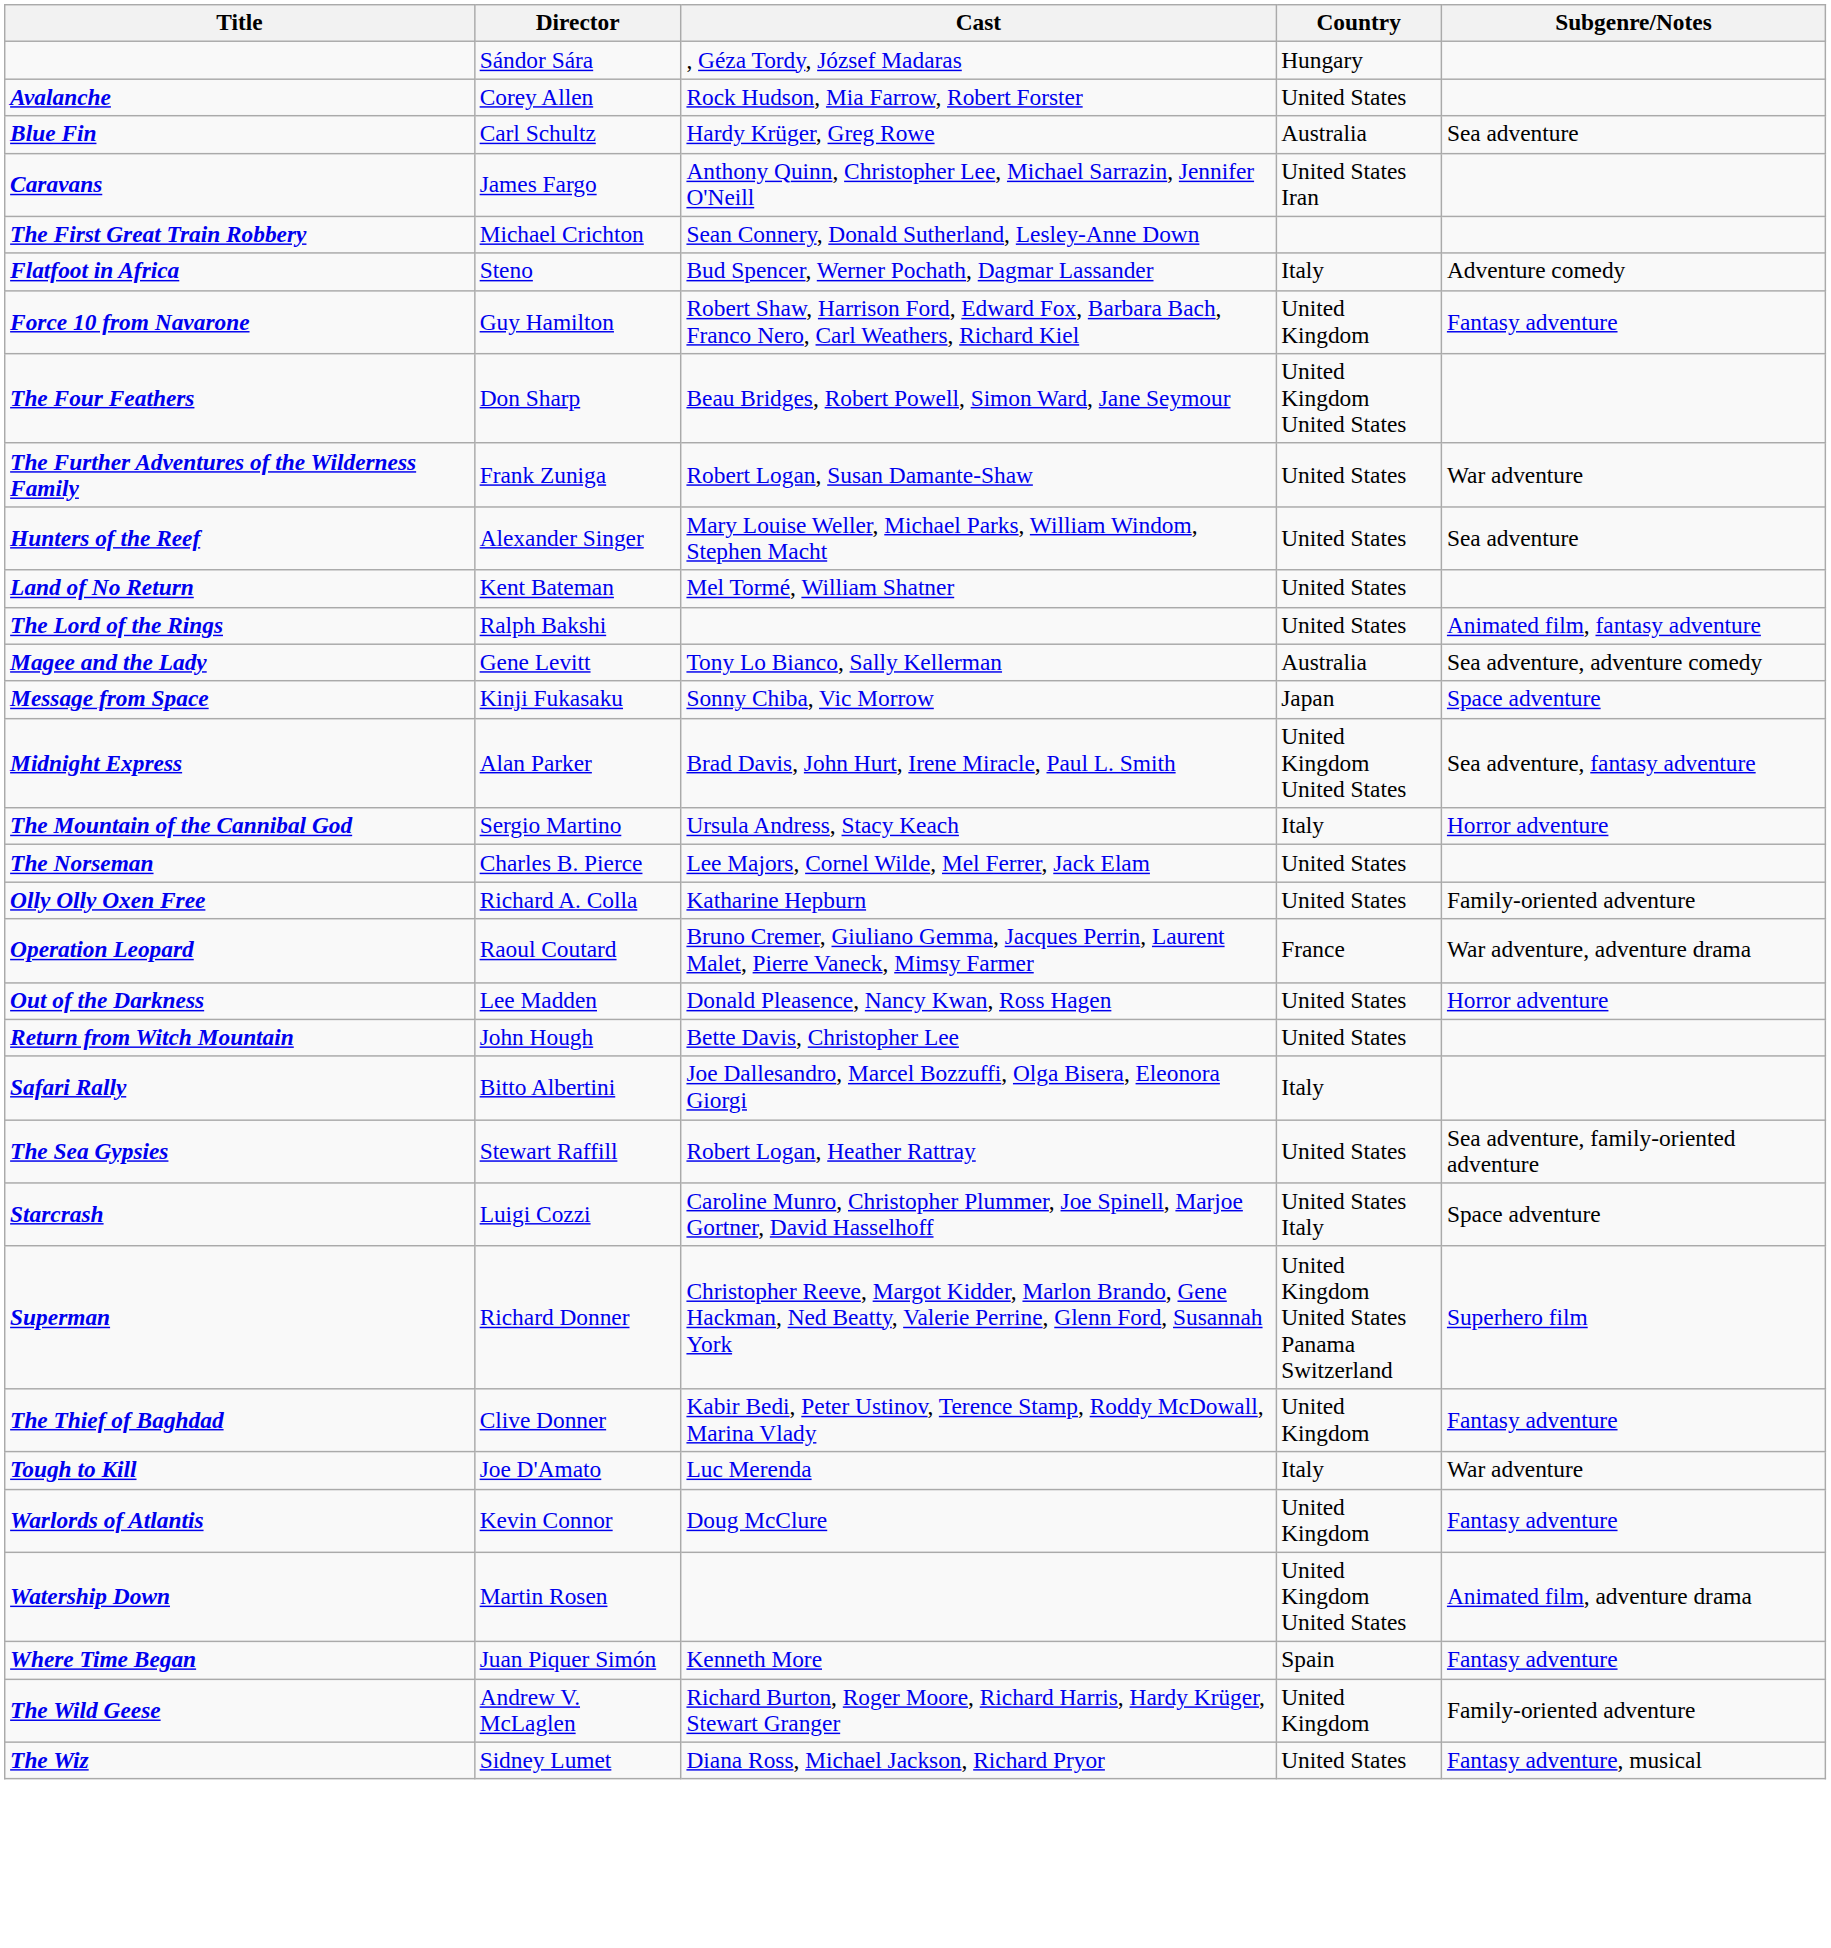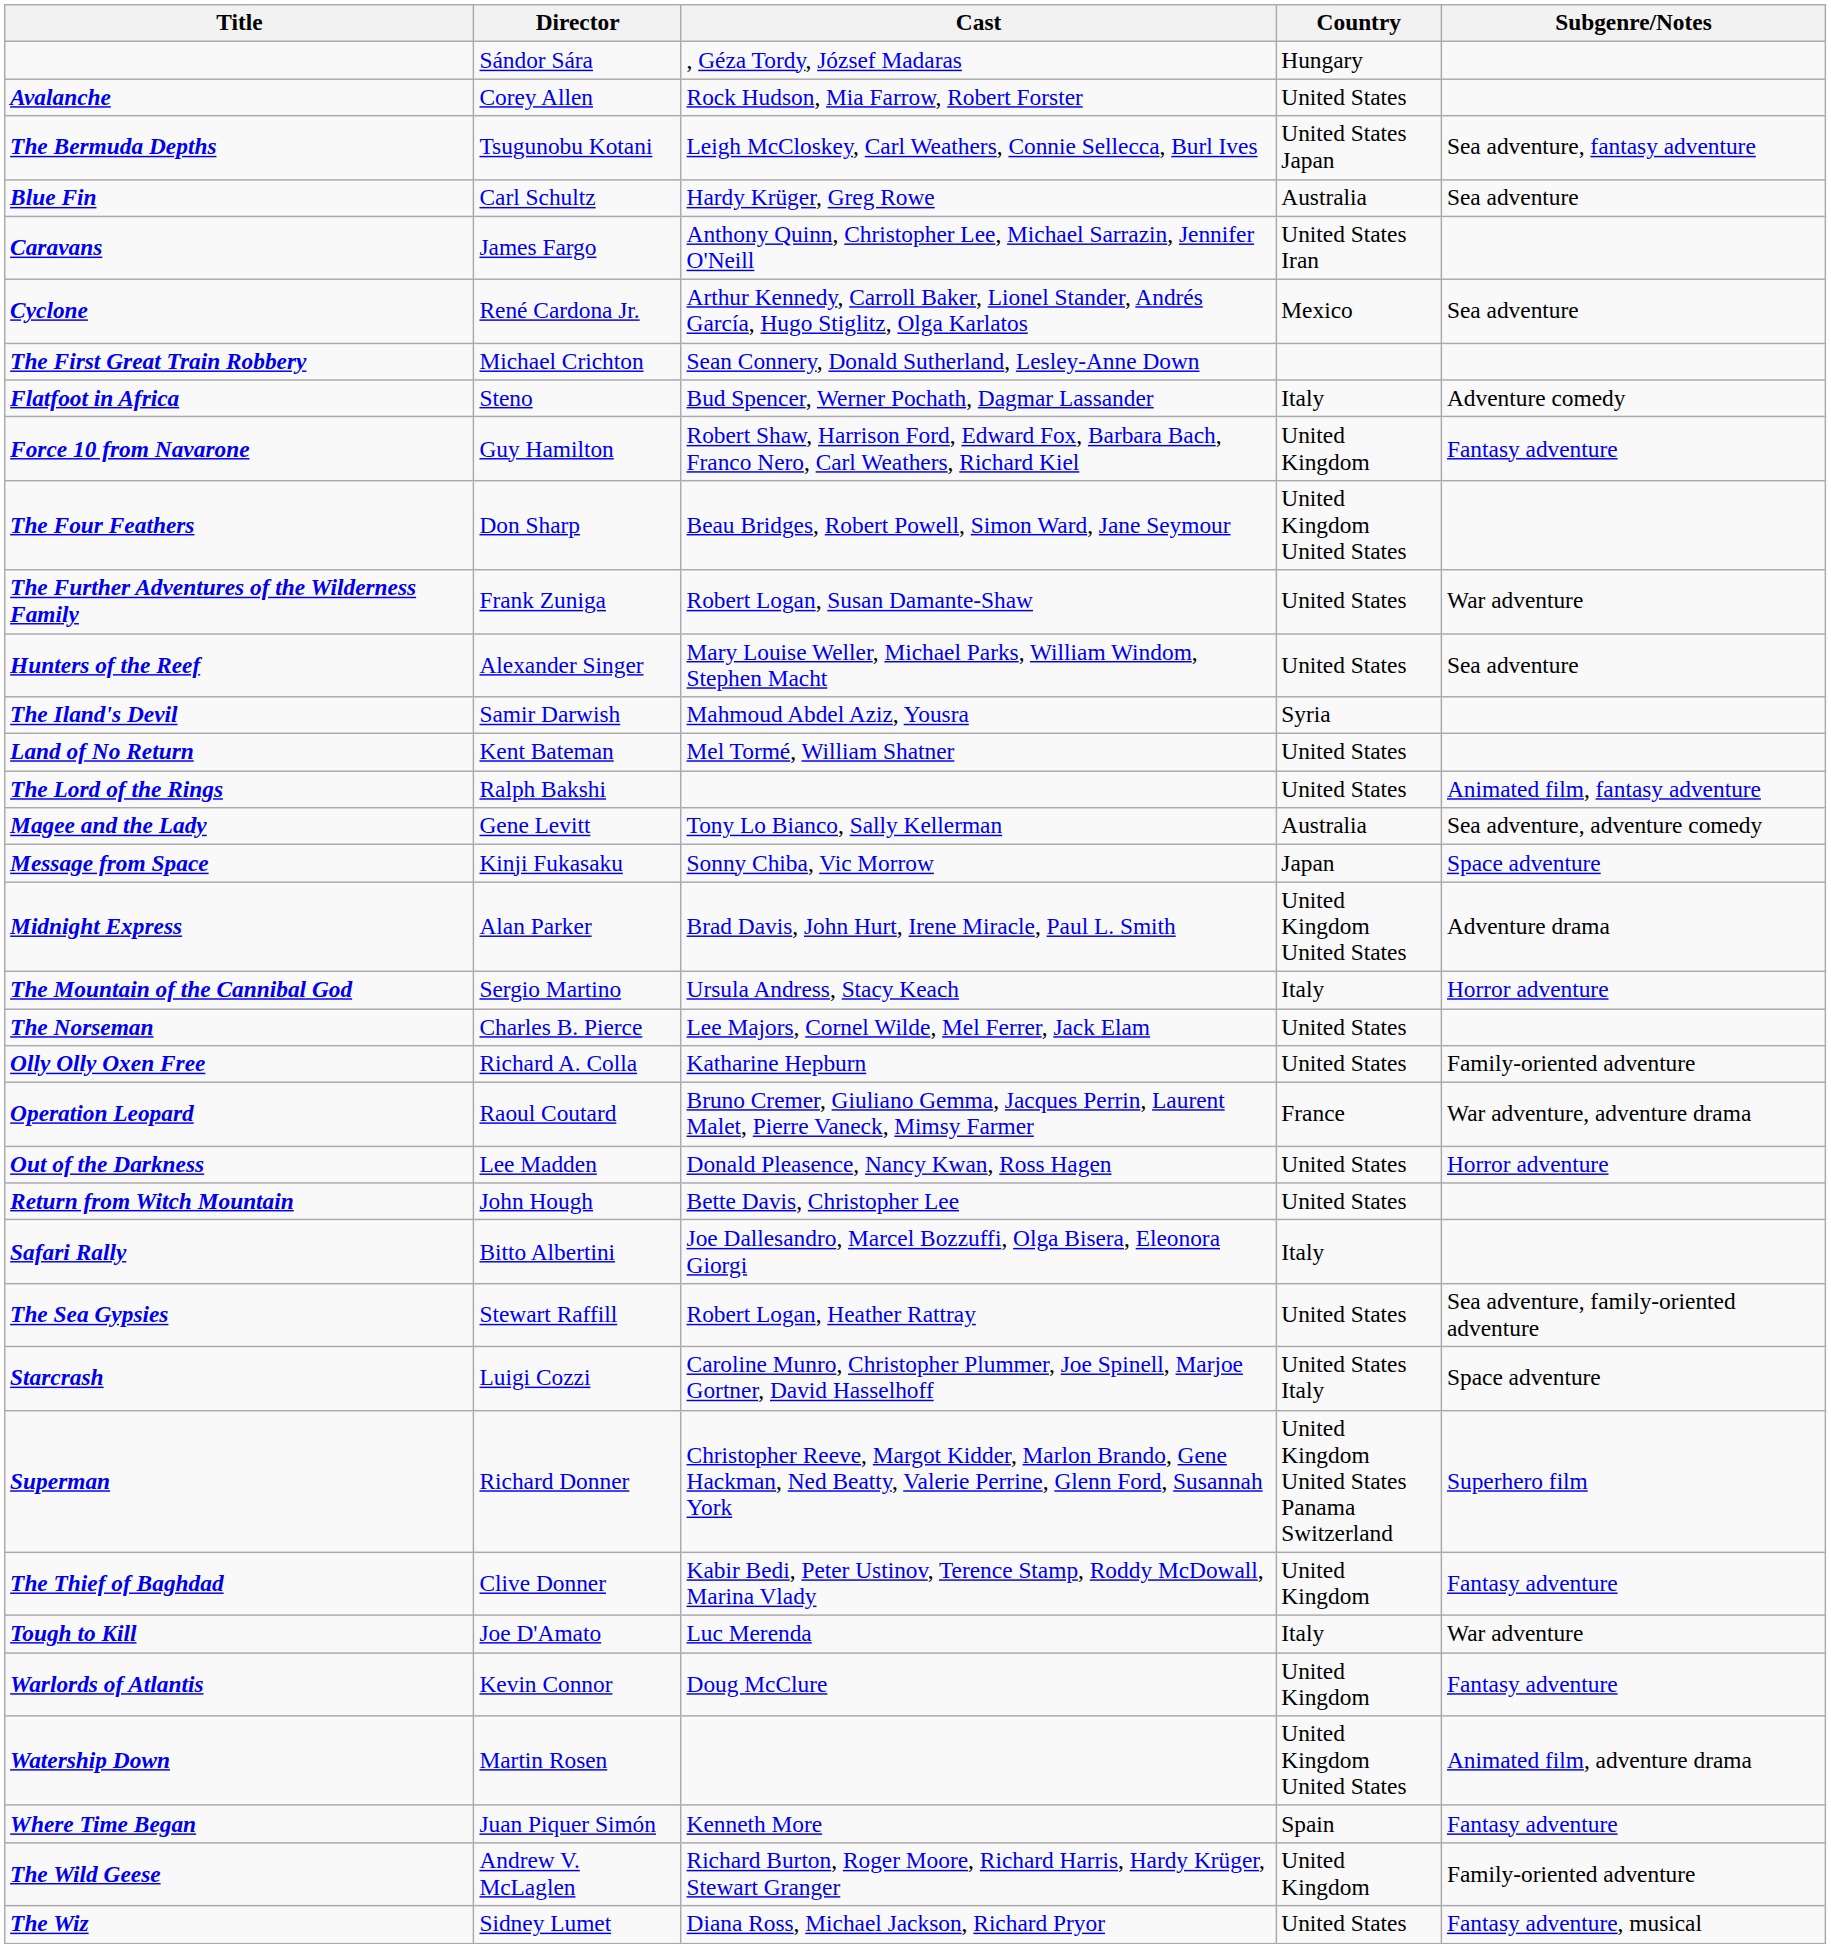+ row: (113, 147)
+ row: (49, 311)
+ row: (94, 714)
(1601, 762) Sea adventure, fantasy adventure -> (1528, 926) Adventure drama
